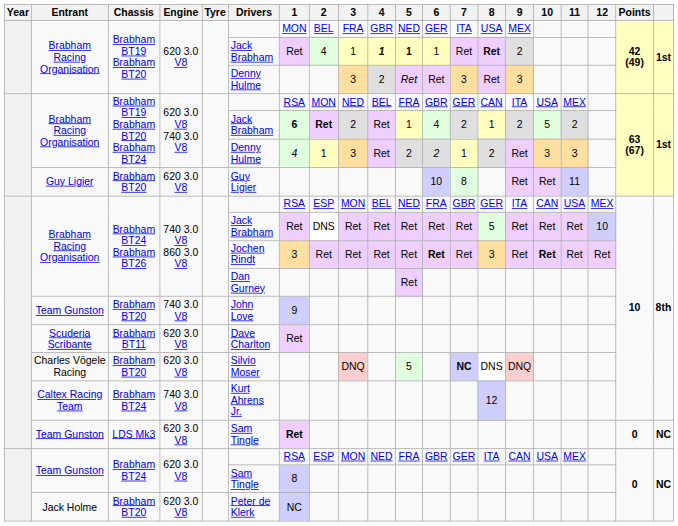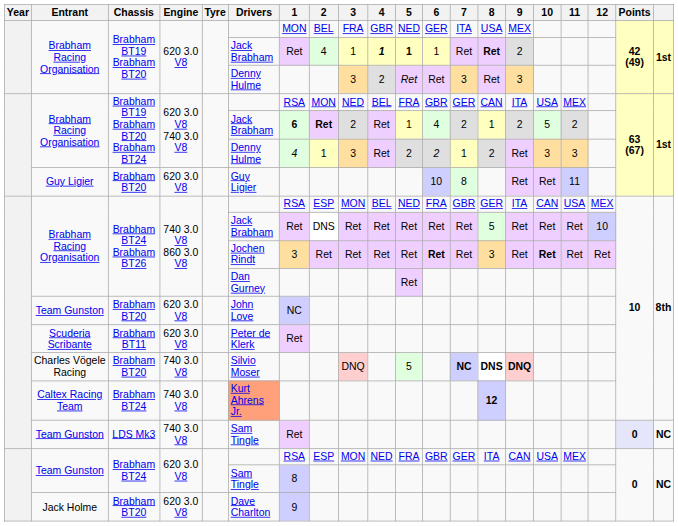(181, 310) 740 3.0 V8 -> (181, 310) 620 3.0 V8
(294, 310) 9 -> (294, 310) NC
(251, 338) Dave Charlton -> (251, 338) Peter de Klerk
(181, 366) 620 3.0 V8 -> (181, 366) 740 3.0 V8
(492, 366) normal -> (492, 366) bold
(520, 366) normal -> (520, 366) bold
(247, 400) no background -> (247, 400) lightsalmon background
(492, 400) normal -> (492, 400) bold
(181, 434) 620 3.0 V8 -> (181, 434) 740 3.0 V8
(294, 434) bold -> (294, 434) normal
(635, 434) no background -> (635, 434) lavender background
(251, 507) Peter de Klerk -> (251, 507) Dave Charlton
(294, 507) NC -> (294, 507) 9
